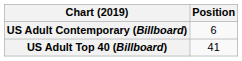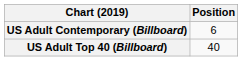(214, 47) 41 -> (214, 47) 40
